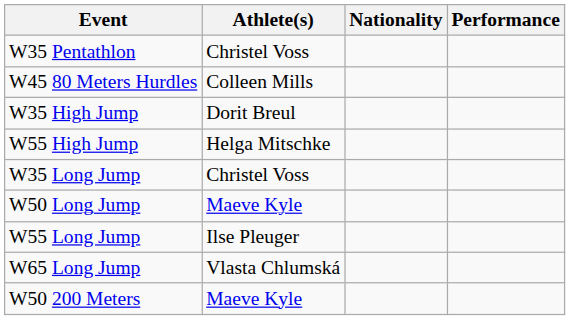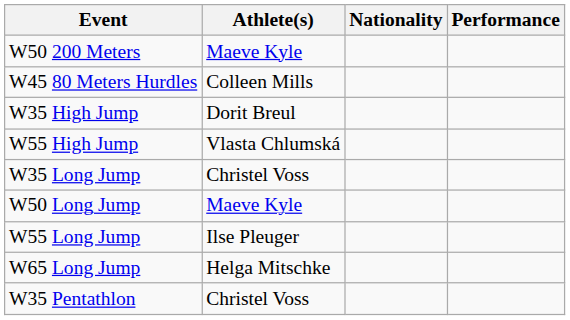rows swapped: (75, 298) <-> (72, 50)
(268, 143) Helga Mitschke -> (273, 143) Vlasta Chlumská
(273, 267) Vlasta Chlumská -> (268, 267) Helga Mitschke
